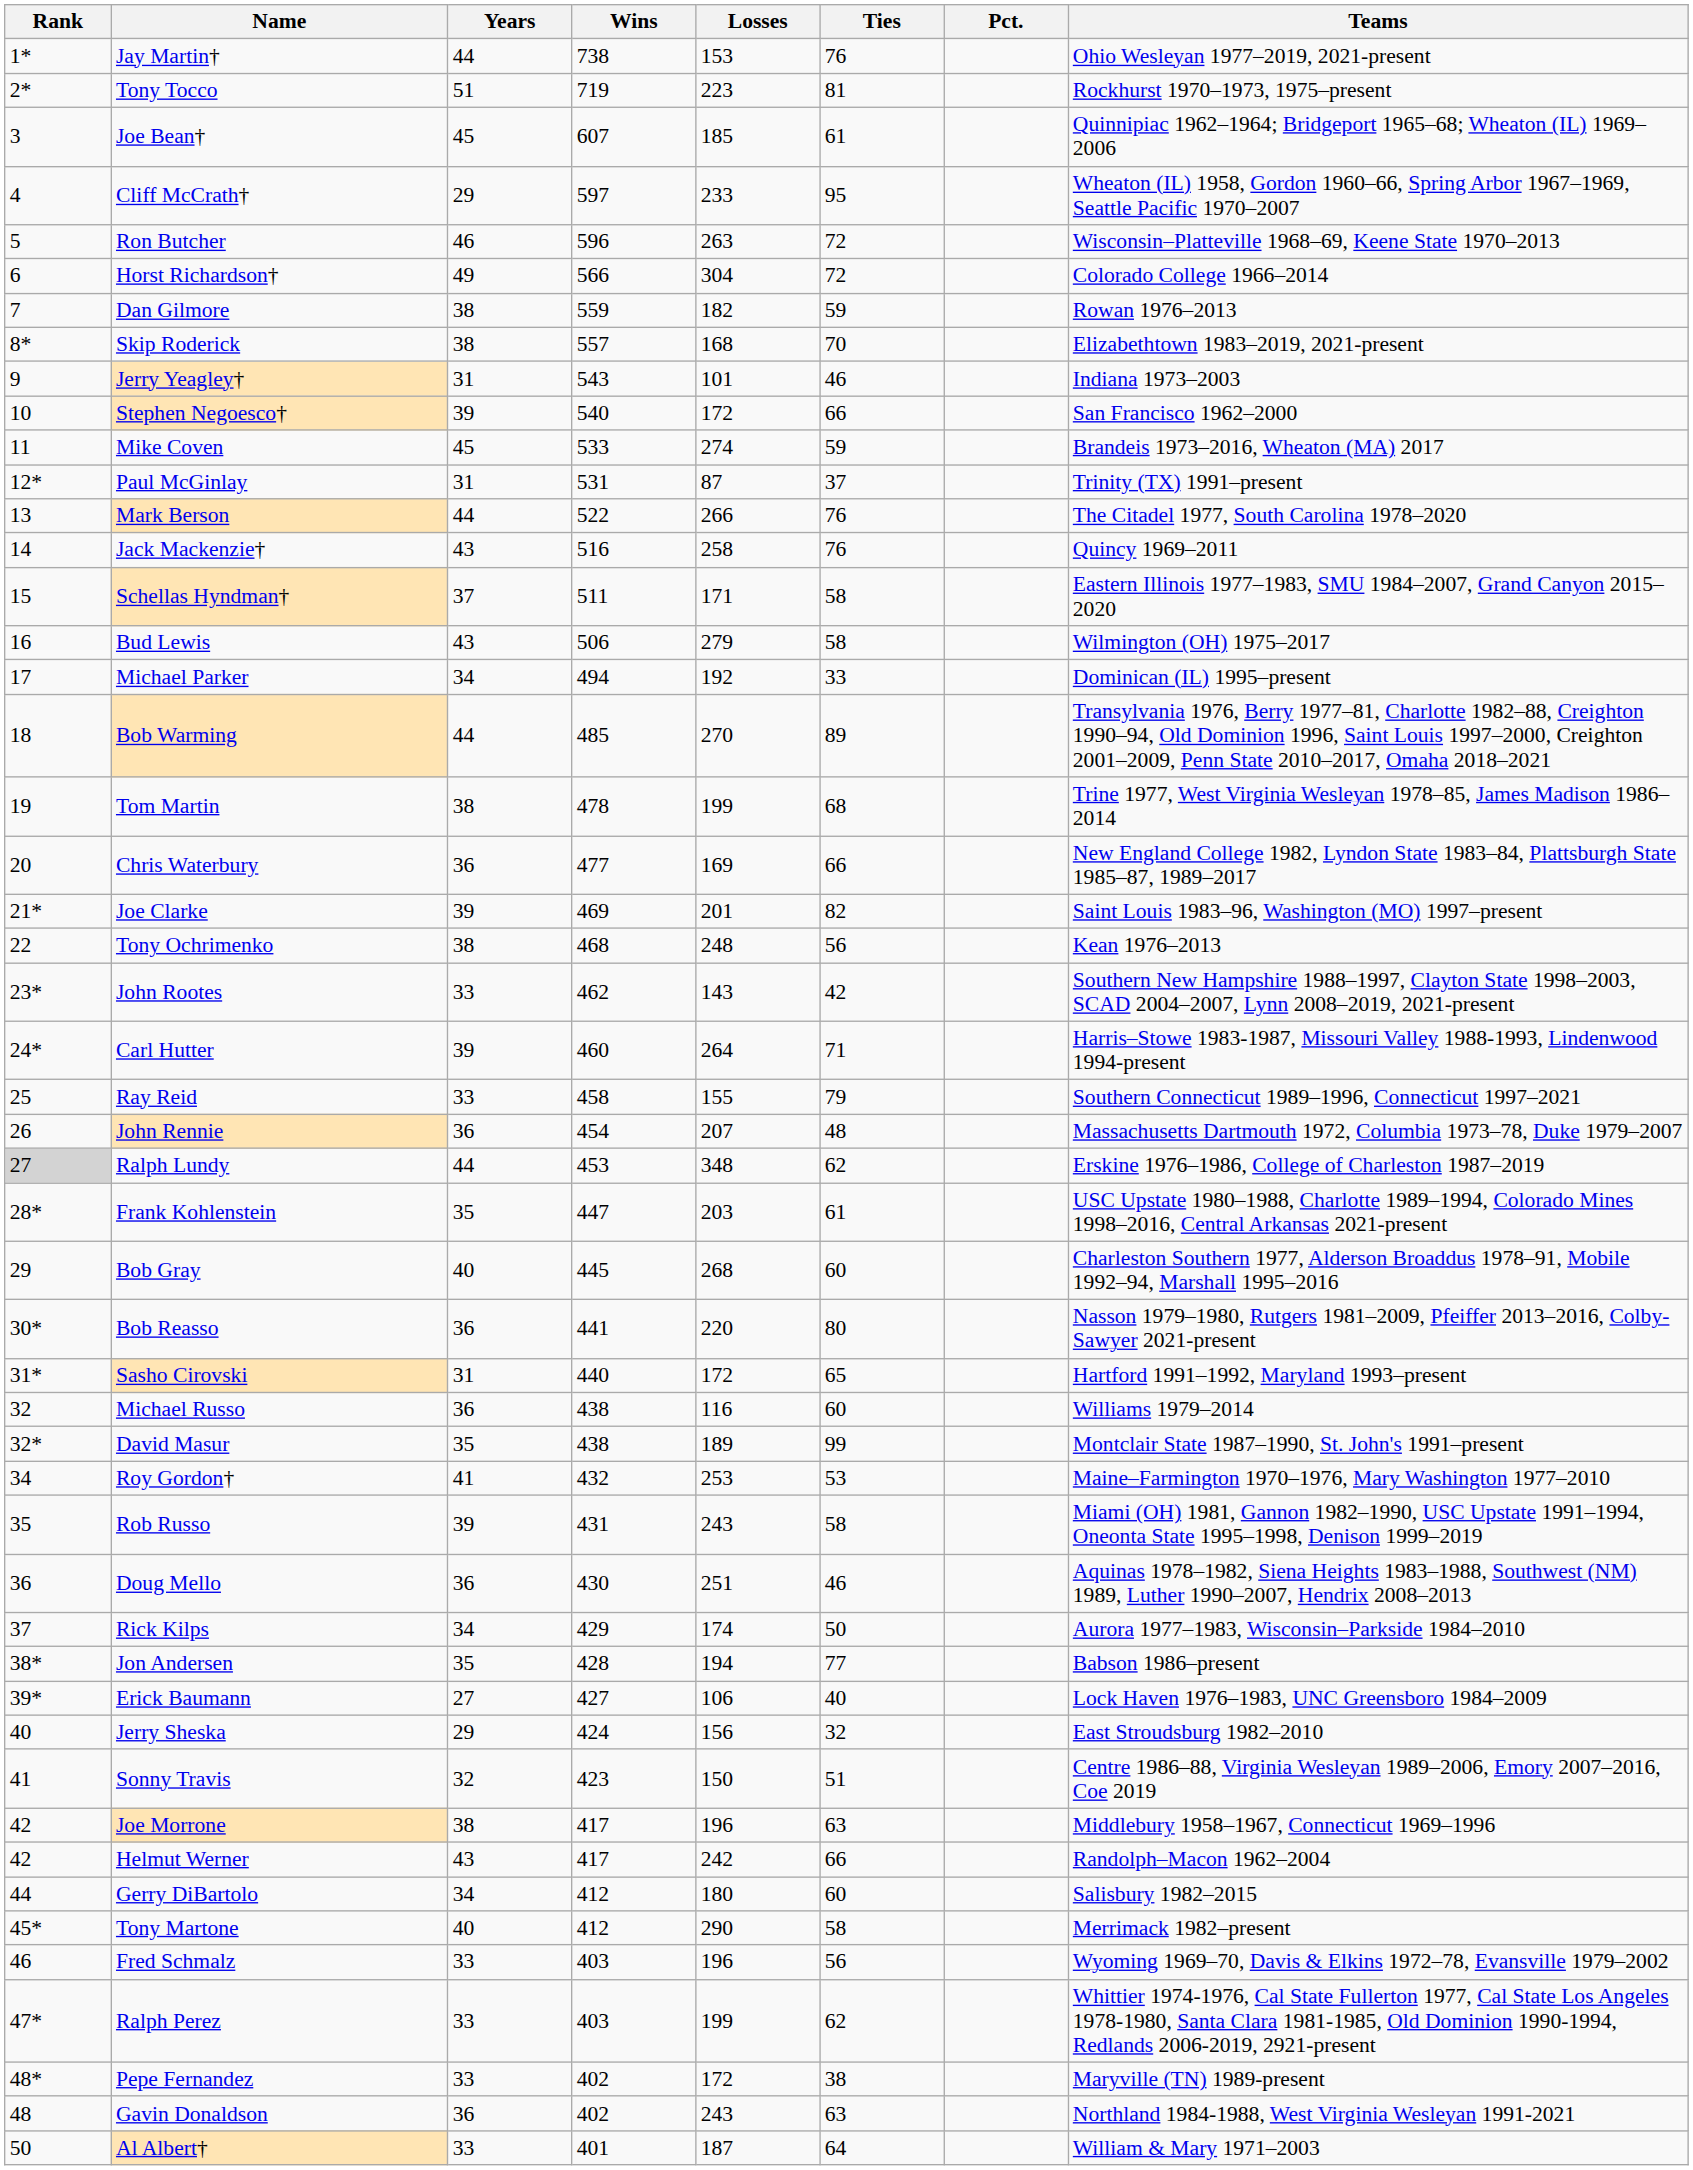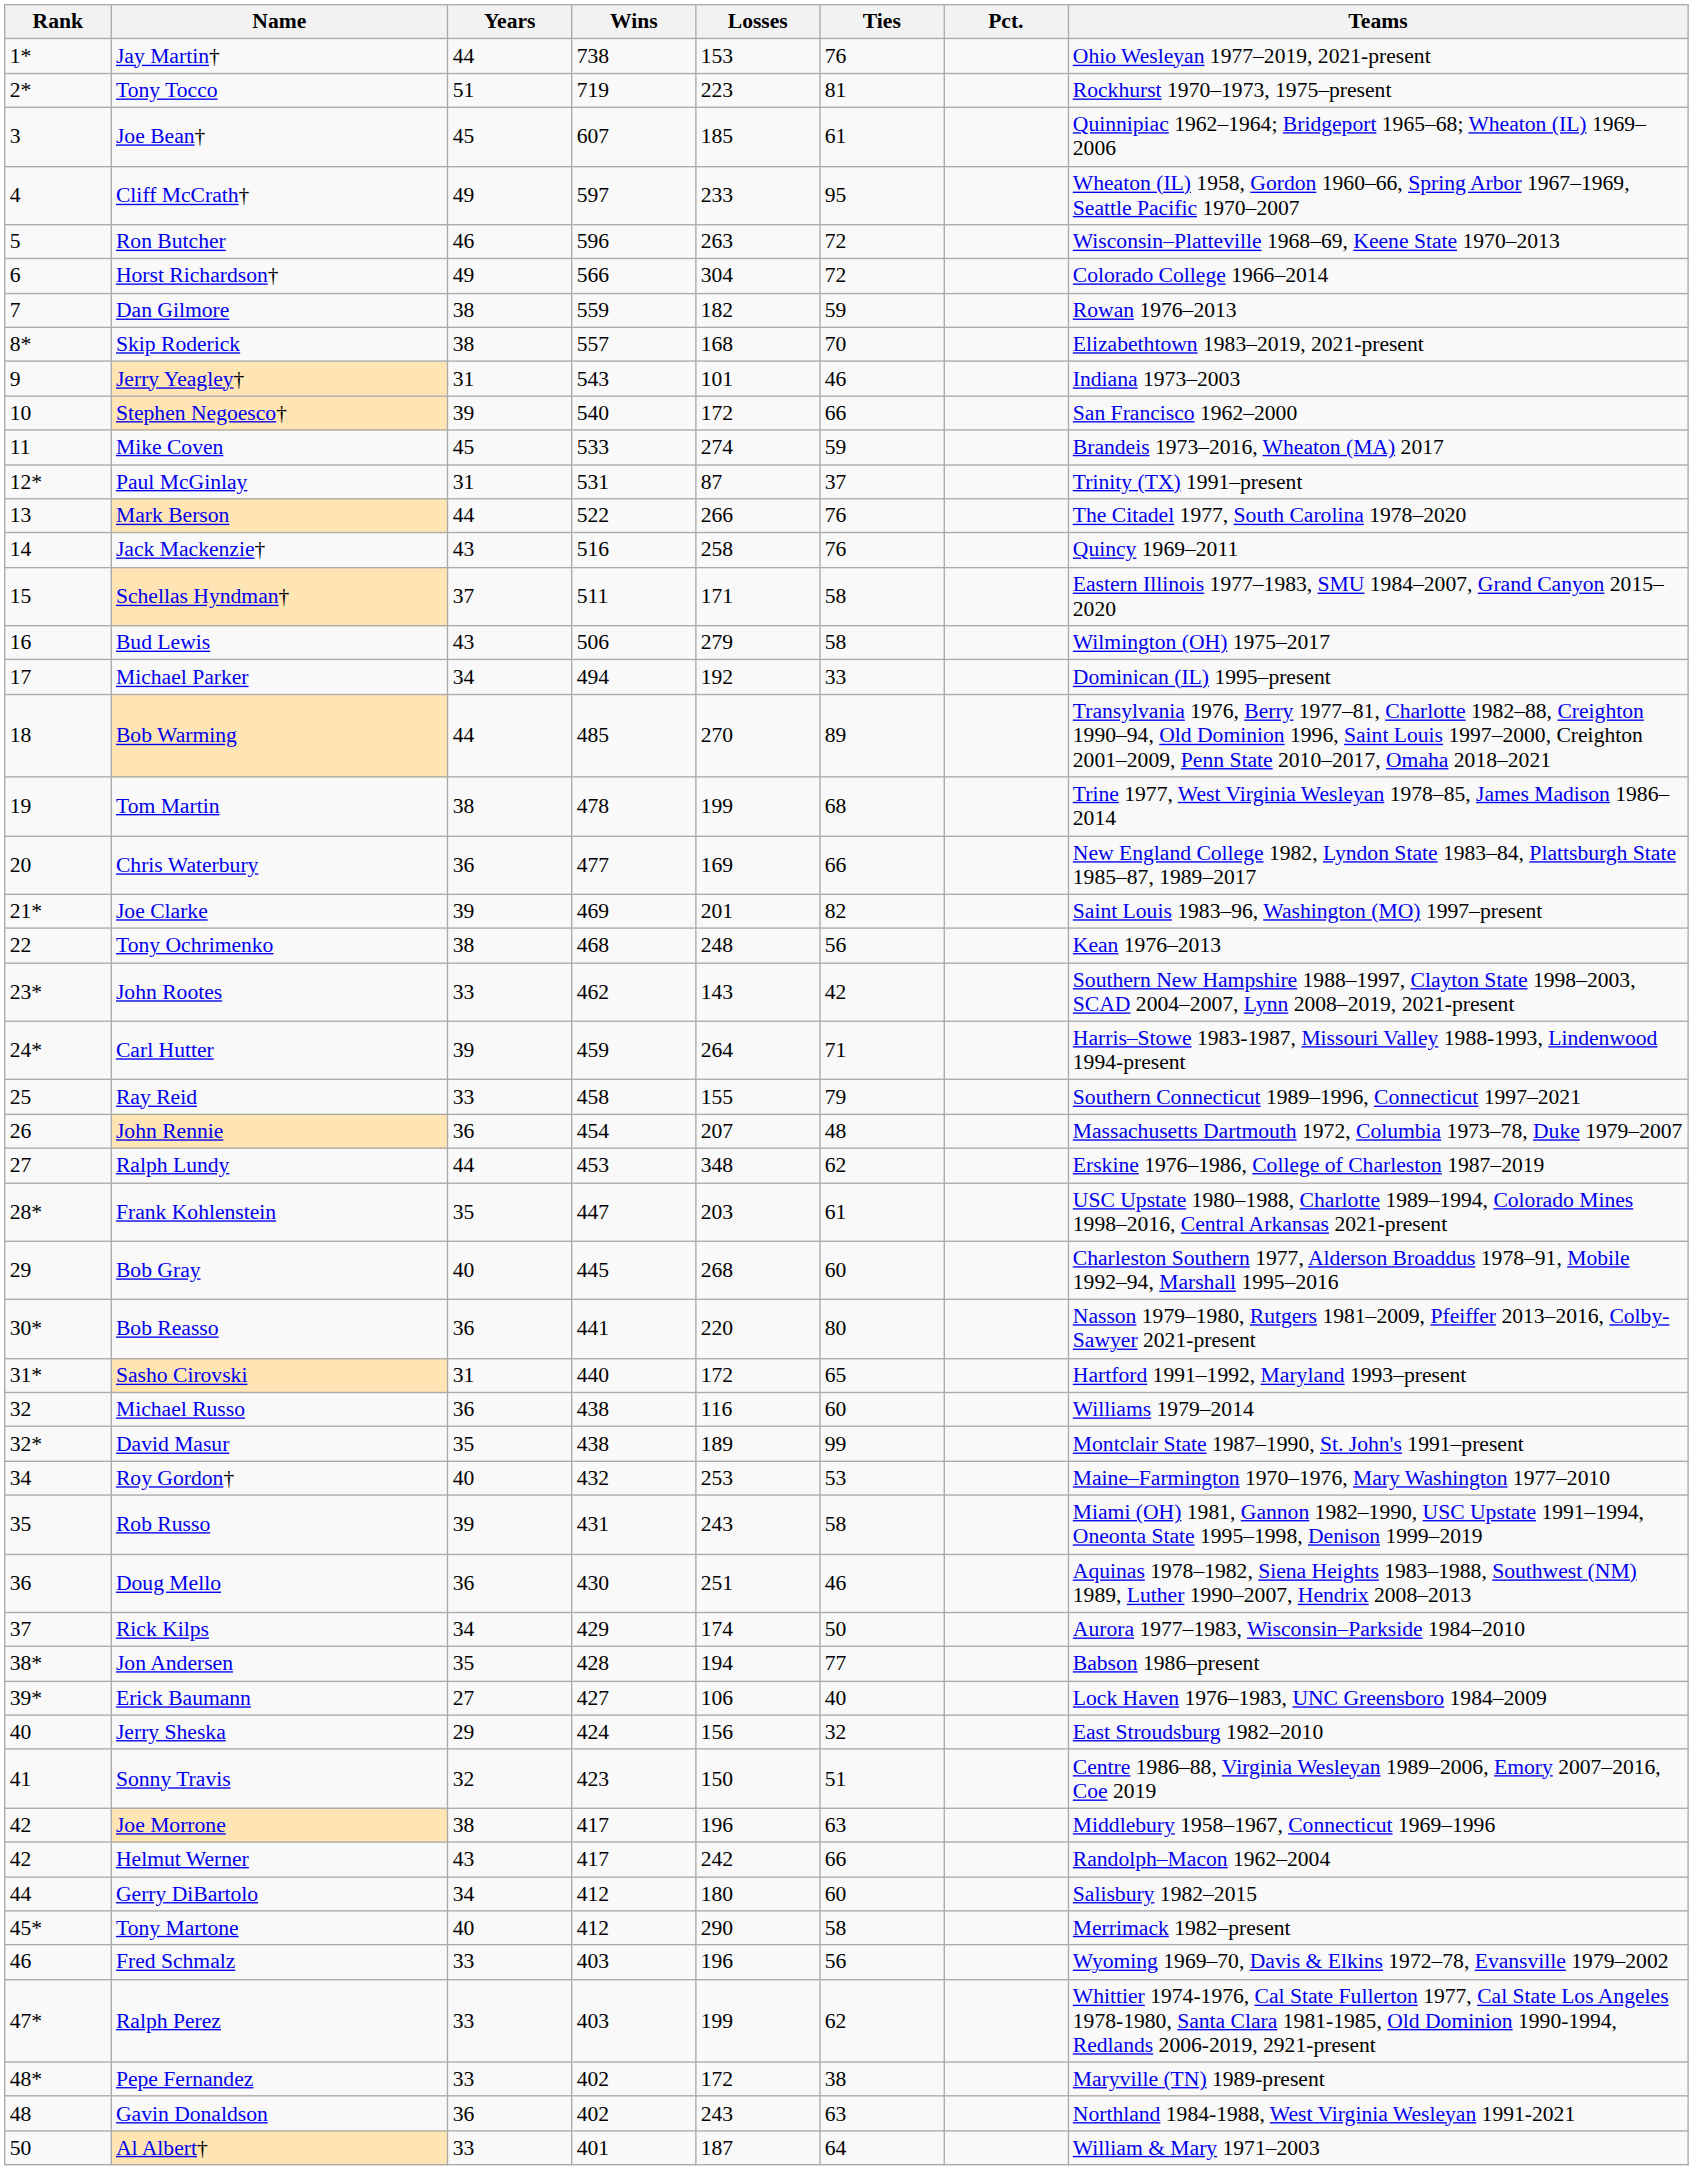(463, 195) 29 -> (463, 195) 49
(593, 1050) 460 -> (593, 1050) 459
(20, 1165) lightgrey background -> (20, 1165) no background
(463, 1477) 41 -> (463, 1477) 40
